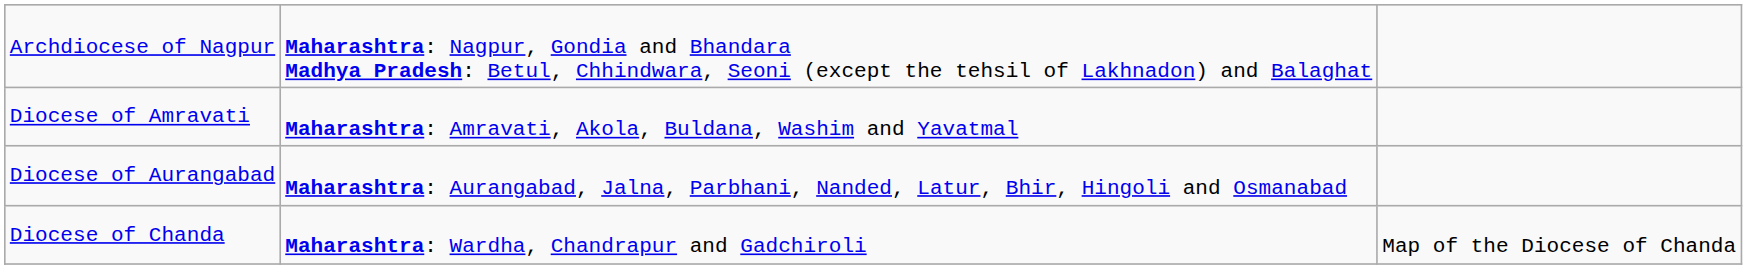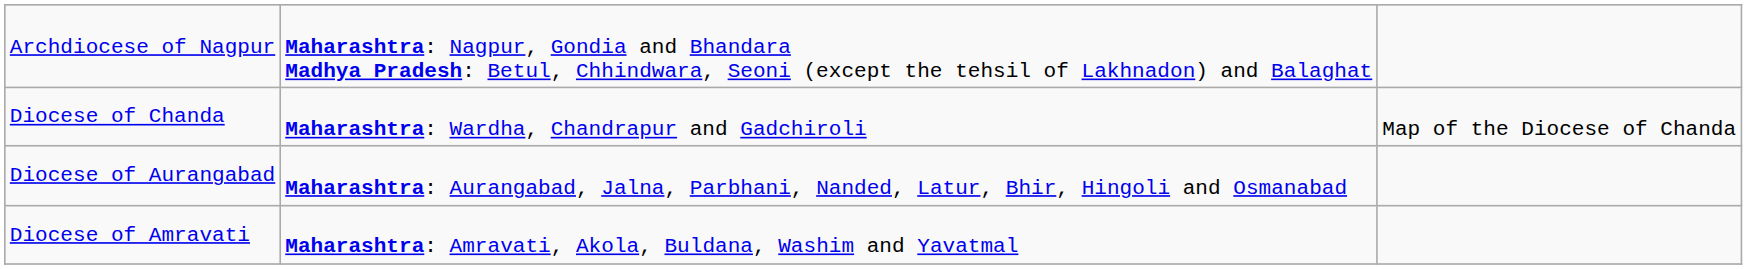rows swapped: (130, 117) <-> (117, 234)
